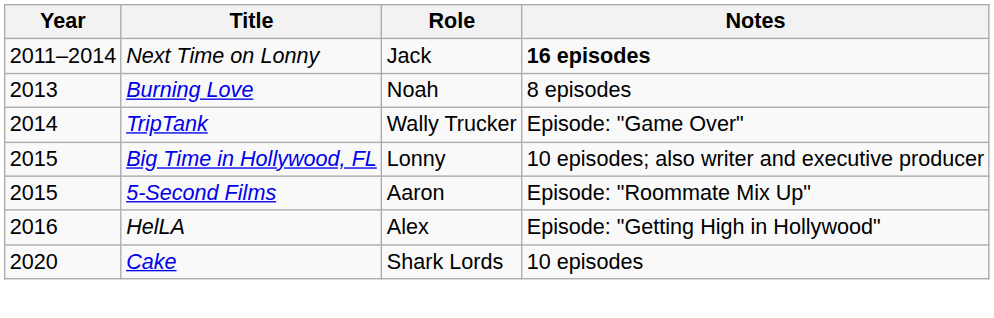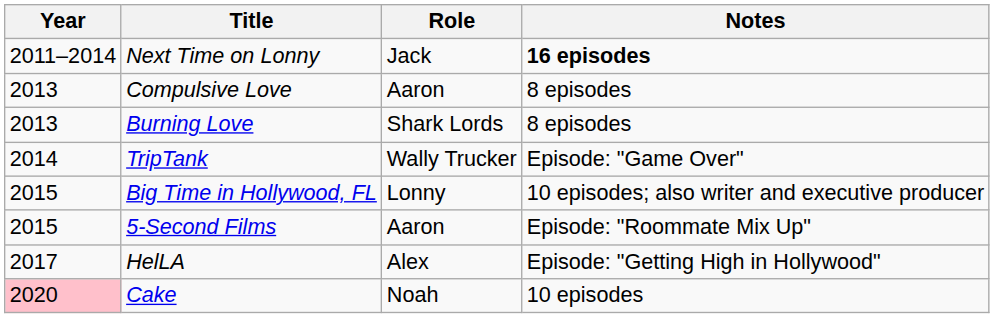+ row: (209, 90)
(413, 90) Noah -> (445, 124) Shark Lords
(34, 227) 2016 -> (34, 261) 2017
(34, 261) no background -> (34, 295) pink background
(445, 261) Shark Lords -> (413, 295) Noah
